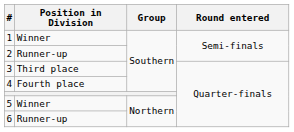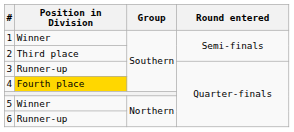(42, 53) Runner-up -> (48, 53) Third place
(48, 69) Third place -> (42, 69) Runner-up
(50, 84) no background -> (50, 84) gold background
